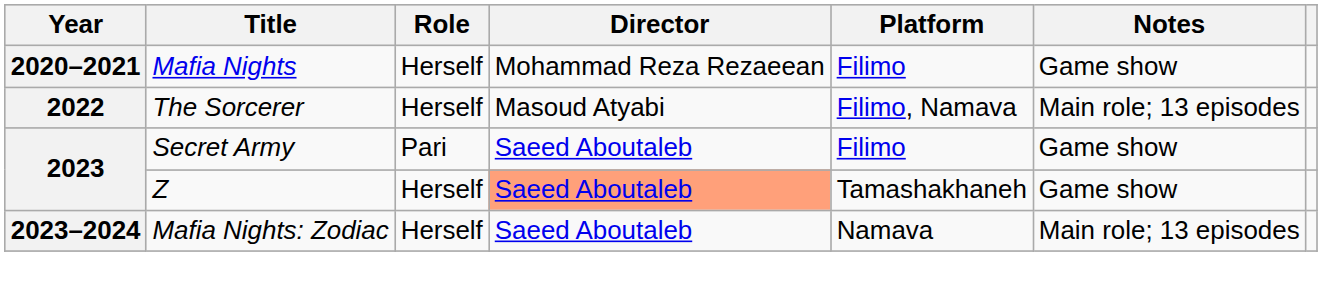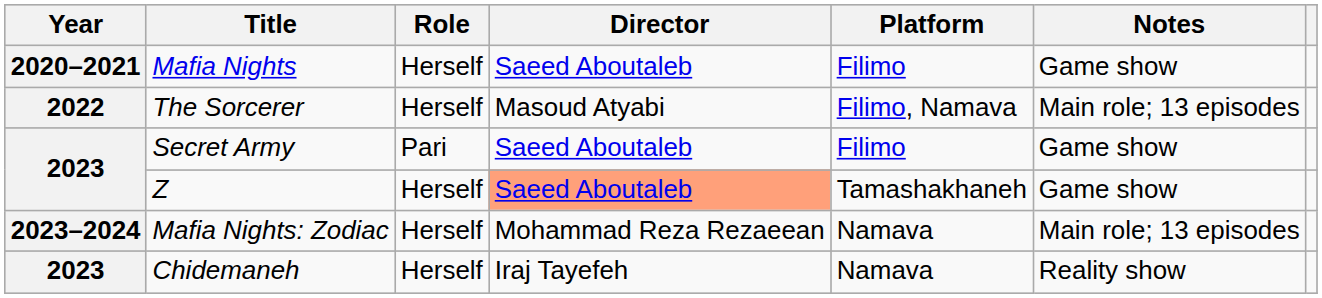(660, 66) Mohammad Reza Rezaeean -> (593, 66) Saeed Aboutaleb
(593, 230) Saeed Aboutaleb -> (660, 230) Mohammad Reza Rezaeean
+ row: (226, 271)
